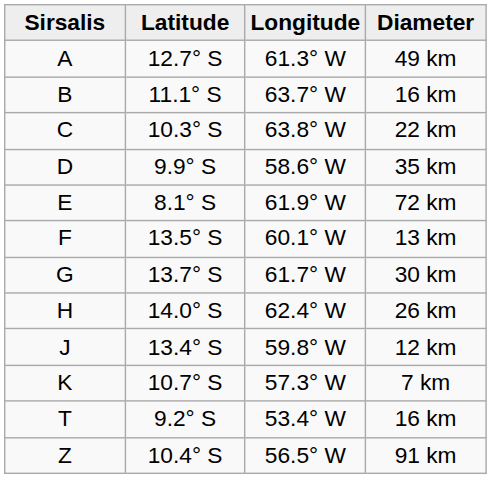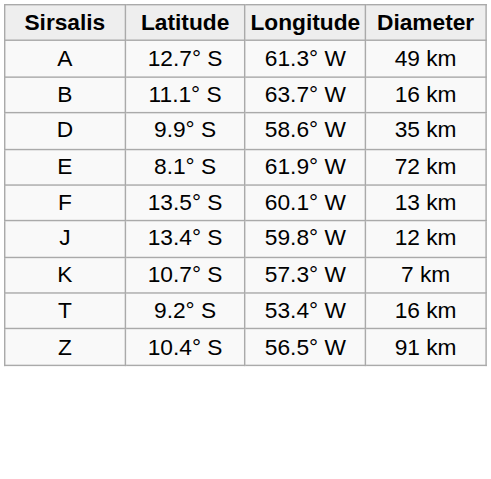- row: (65, 130)
- row: (65, 274)
- row: (65, 310)
